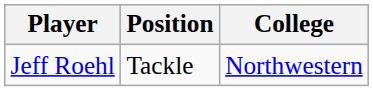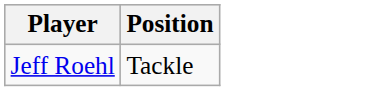- column: (294, 24)
